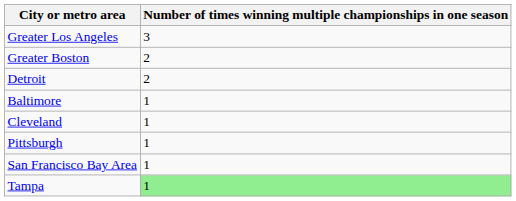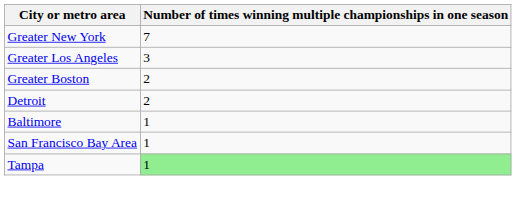+ row: (57, 36)
- row: (35, 121)
- row: (35, 143)
